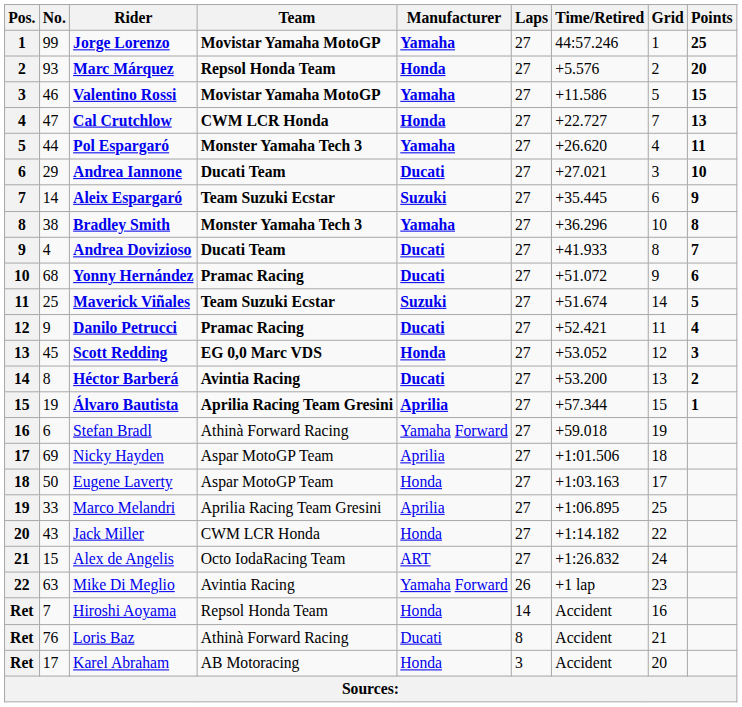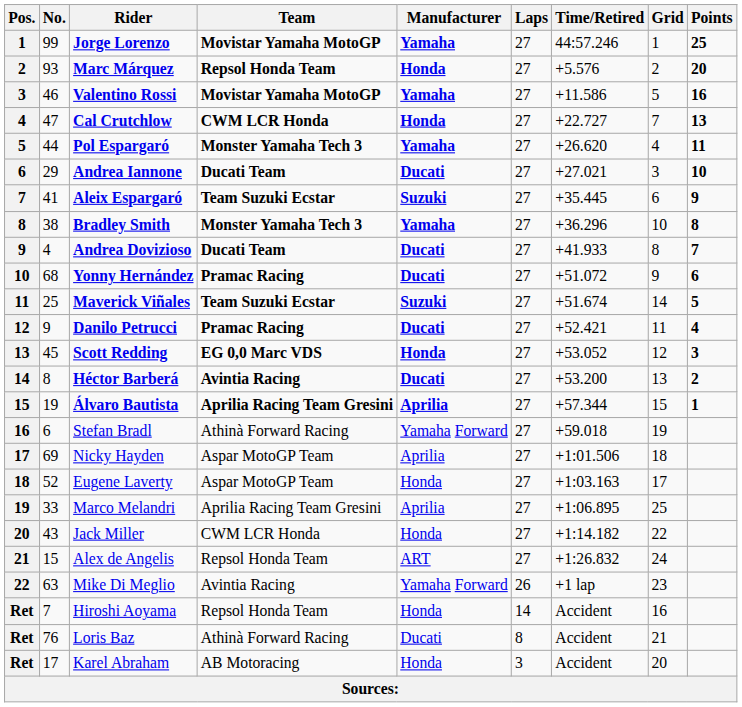(699, 95) 15 -> (699, 95) 16
(51, 198) 14 -> (51, 198) 41
(51, 482) 50 -> (51, 482) 52
(273, 559) Octo IodaRacing Team -> (264, 559) Repsol Honda Team
